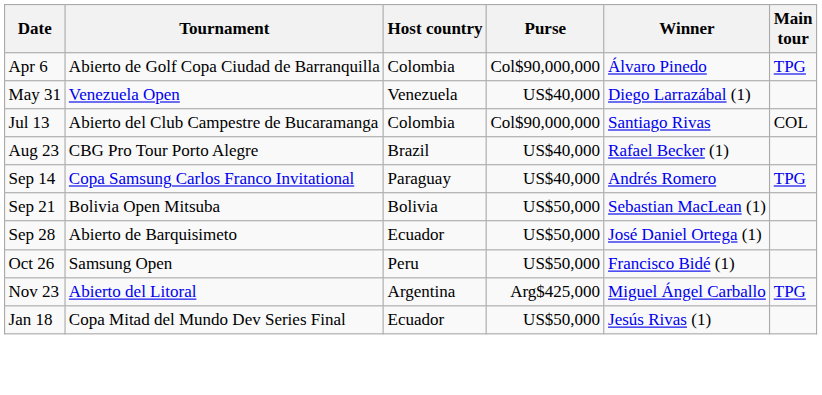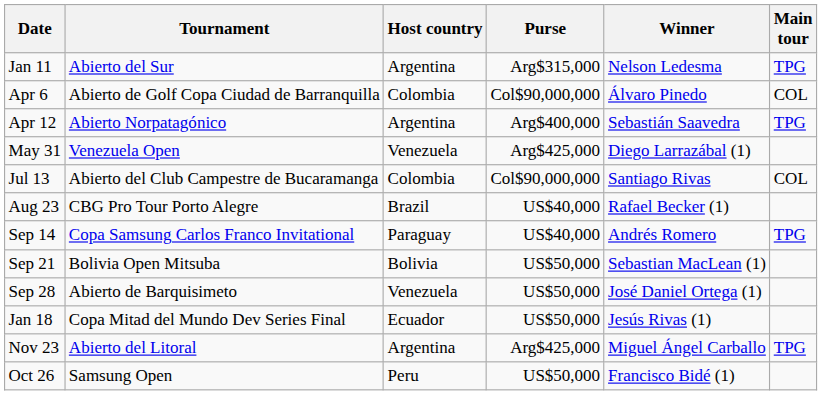+ row: (30, 66)
(790, 66) TPG -> (791, 95) COL
+ row: (32, 123)
(562, 95) US$40,000 -> (555, 151) Arg$425,000
(416, 235) Ecuador -> (423, 291) Venezuela
rows swapped: (31, 263) <-> (30, 319)
